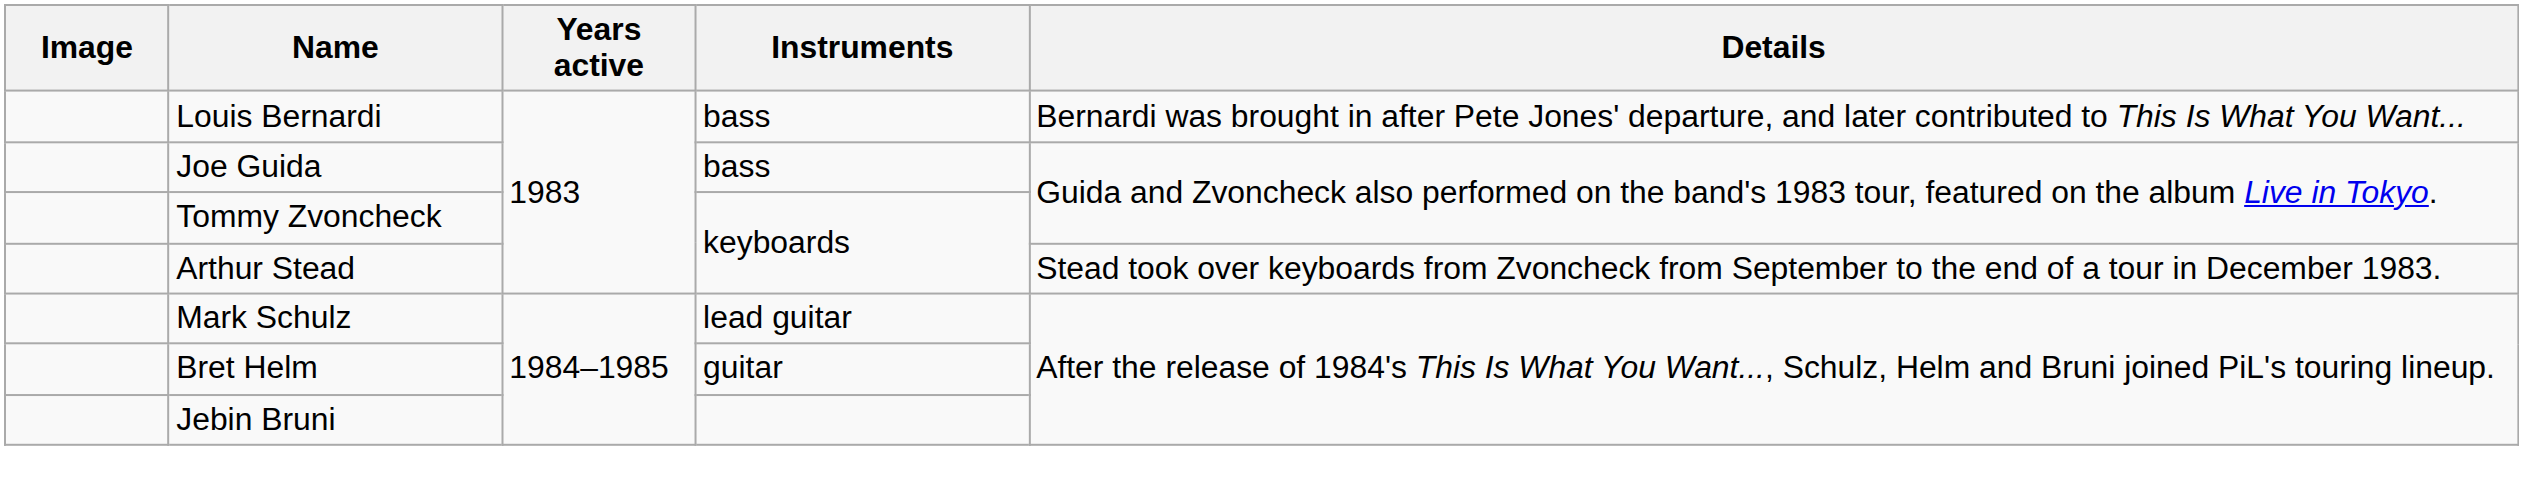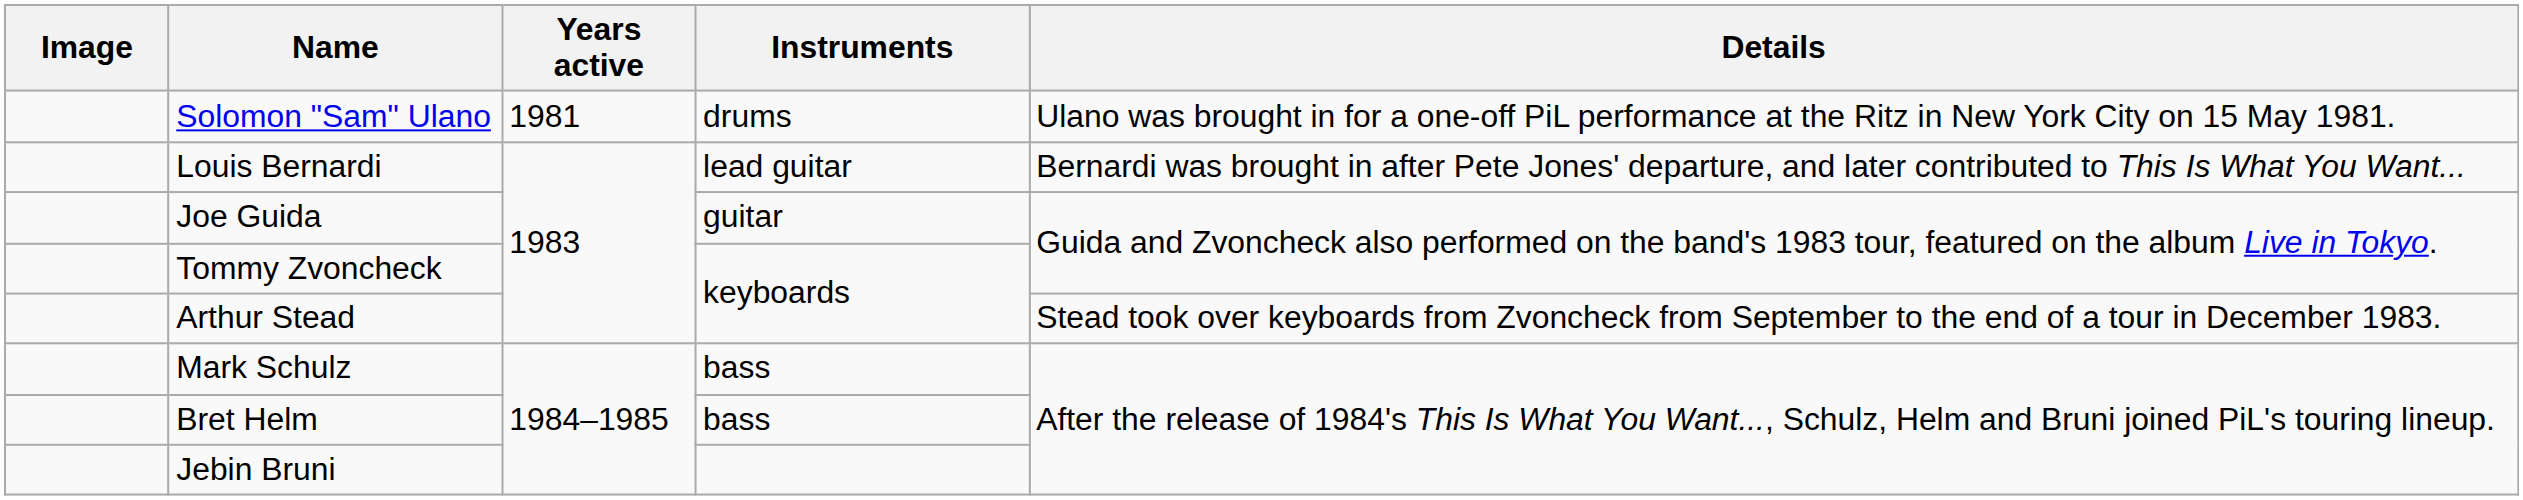+ row: (334, 116)
(737, 116) bass -> (777, 166) lead guitar
(737, 166) bass -> (743, 217) guitar
(777, 318) lead guitar -> (737, 368) bass
(743, 368) guitar -> (737, 419) bass
